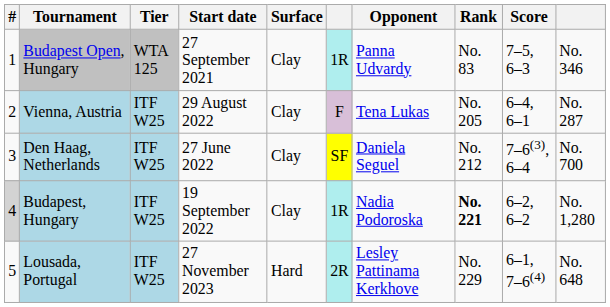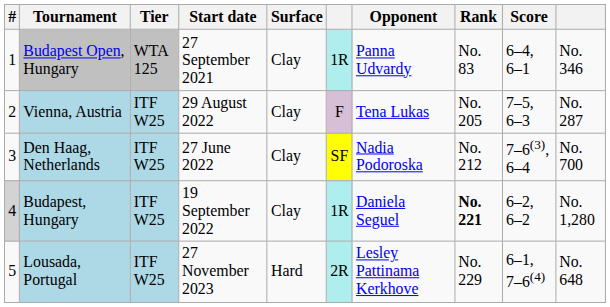(520, 60) 7–5, 6–3 -> (520, 60) 6–4, 6–1
(520, 111) 6–4, 6–1 -> (520, 111) 7–5, 6–3
(381, 156) Daniela Seguel -> (389, 156) Nadia Podoroska
(389, 210) Nadia Podoroska -> (381, 210) Daniela Seguel
